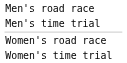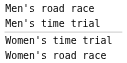rows swapped: (56, 41) <-> (59, 55)
